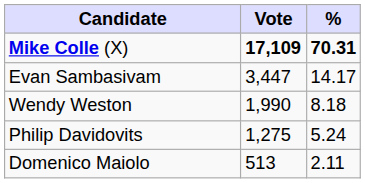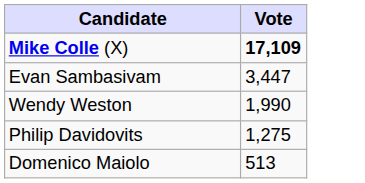- column: (333, 18)
